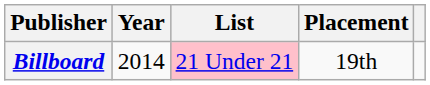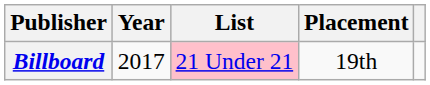(141, 60) 2014 -> (141, 60) 2017
